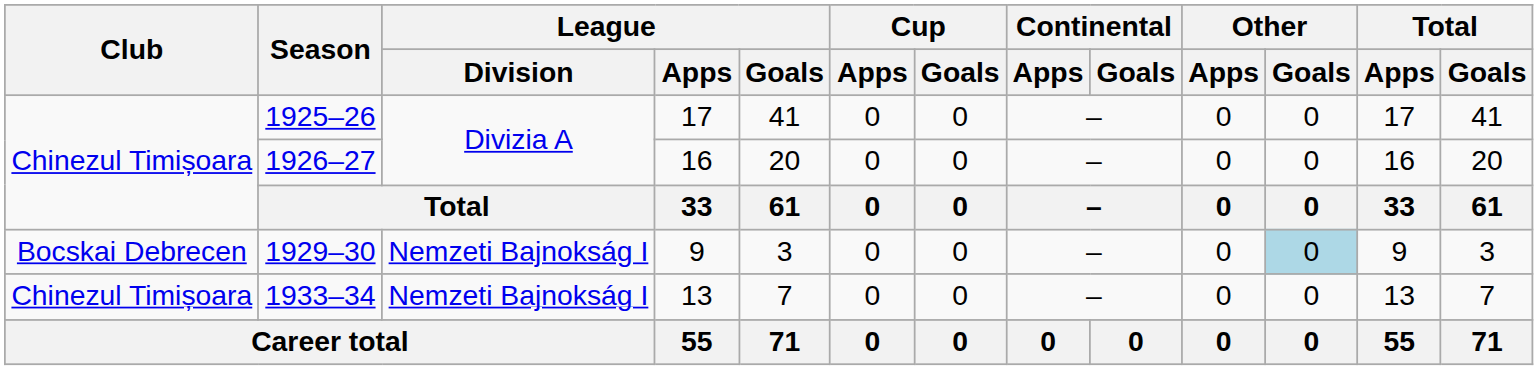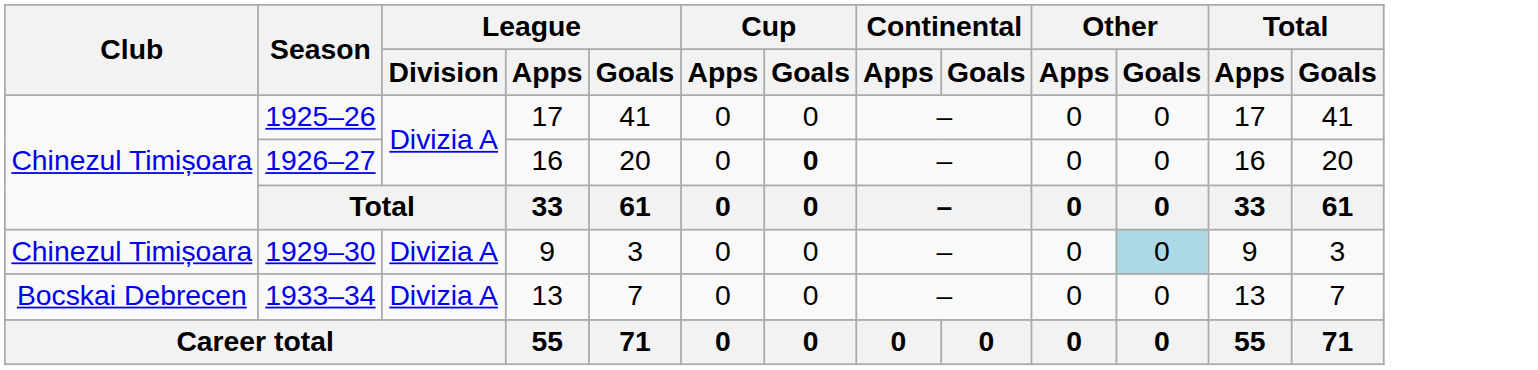(960, 161) normal -> (811, 161) bold
(132, 251) Bocskai Debrecen -> (132, 251) Chinezul Timișoara
(518, 251) Nemzeti Bajnokság I -> (444, 251) Divizia A
(132, 296) Chinezul Timișoara -> (132, 296) Bocskai Debrecen
(518, 296) Nemzeti Bajnokság I -> (444, 296) Divizia A
